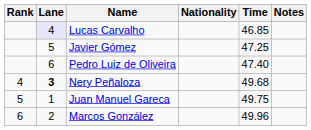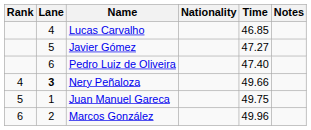(51, 30) lavender background -> (51, 30) no background
(255, 47) 47.25 -> (255, 47) 47.27
(255, 82) 49.68 -> (255, 82) 49.66
